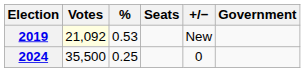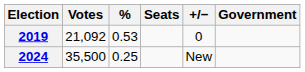(86, 36) lightyellow background -> (86, 36) no background
(199, 36) New -> (199, 36) 0
(199, 57) 0 -> (199, 57) New
